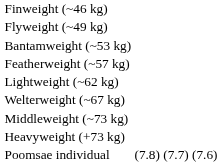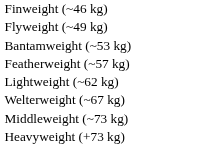- row: (57, 155)
